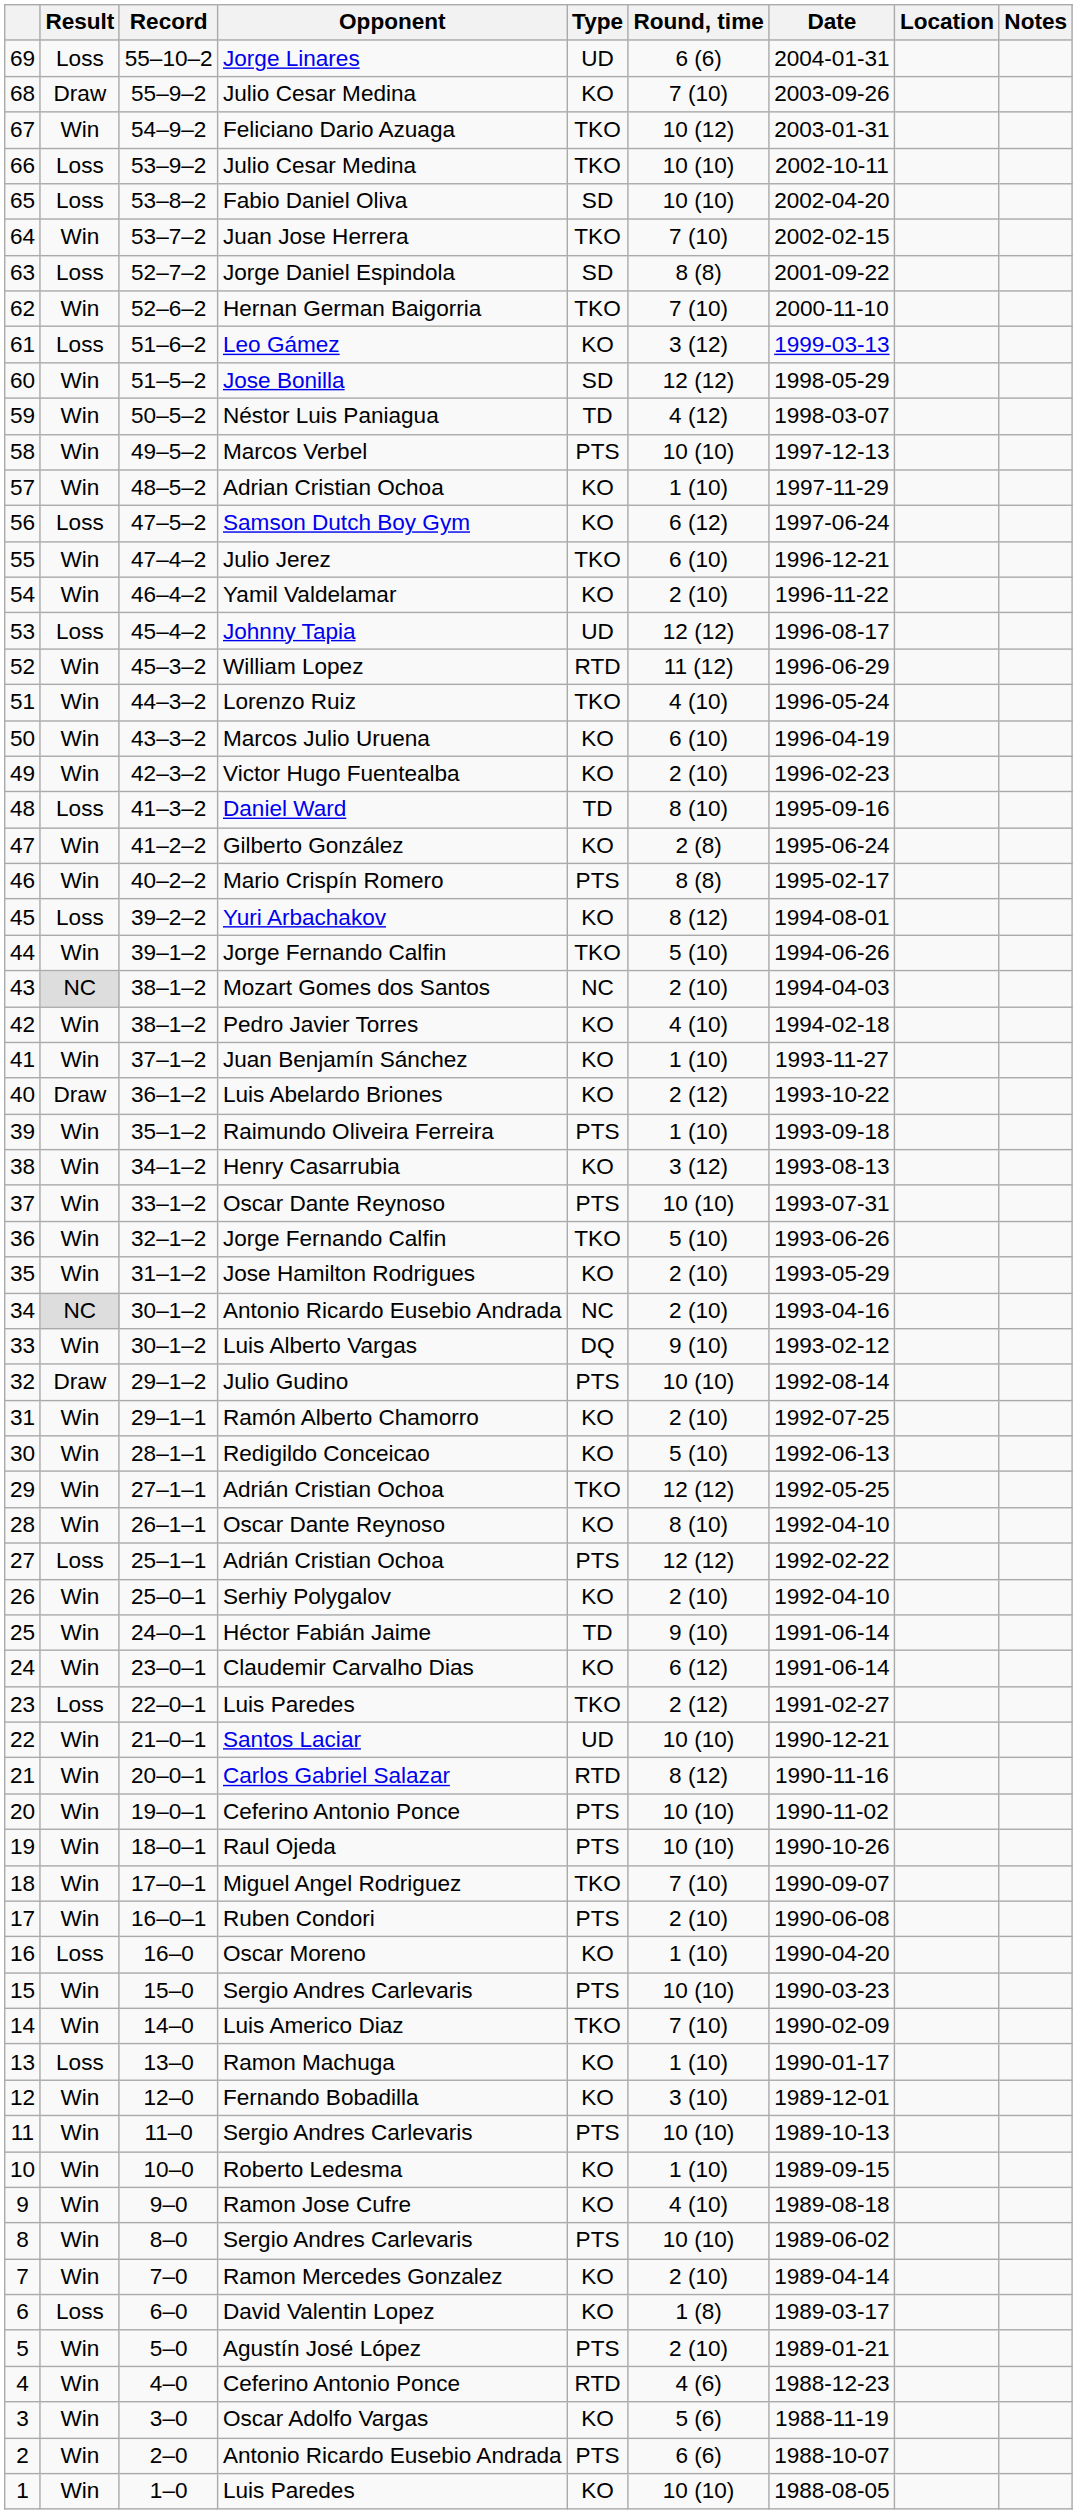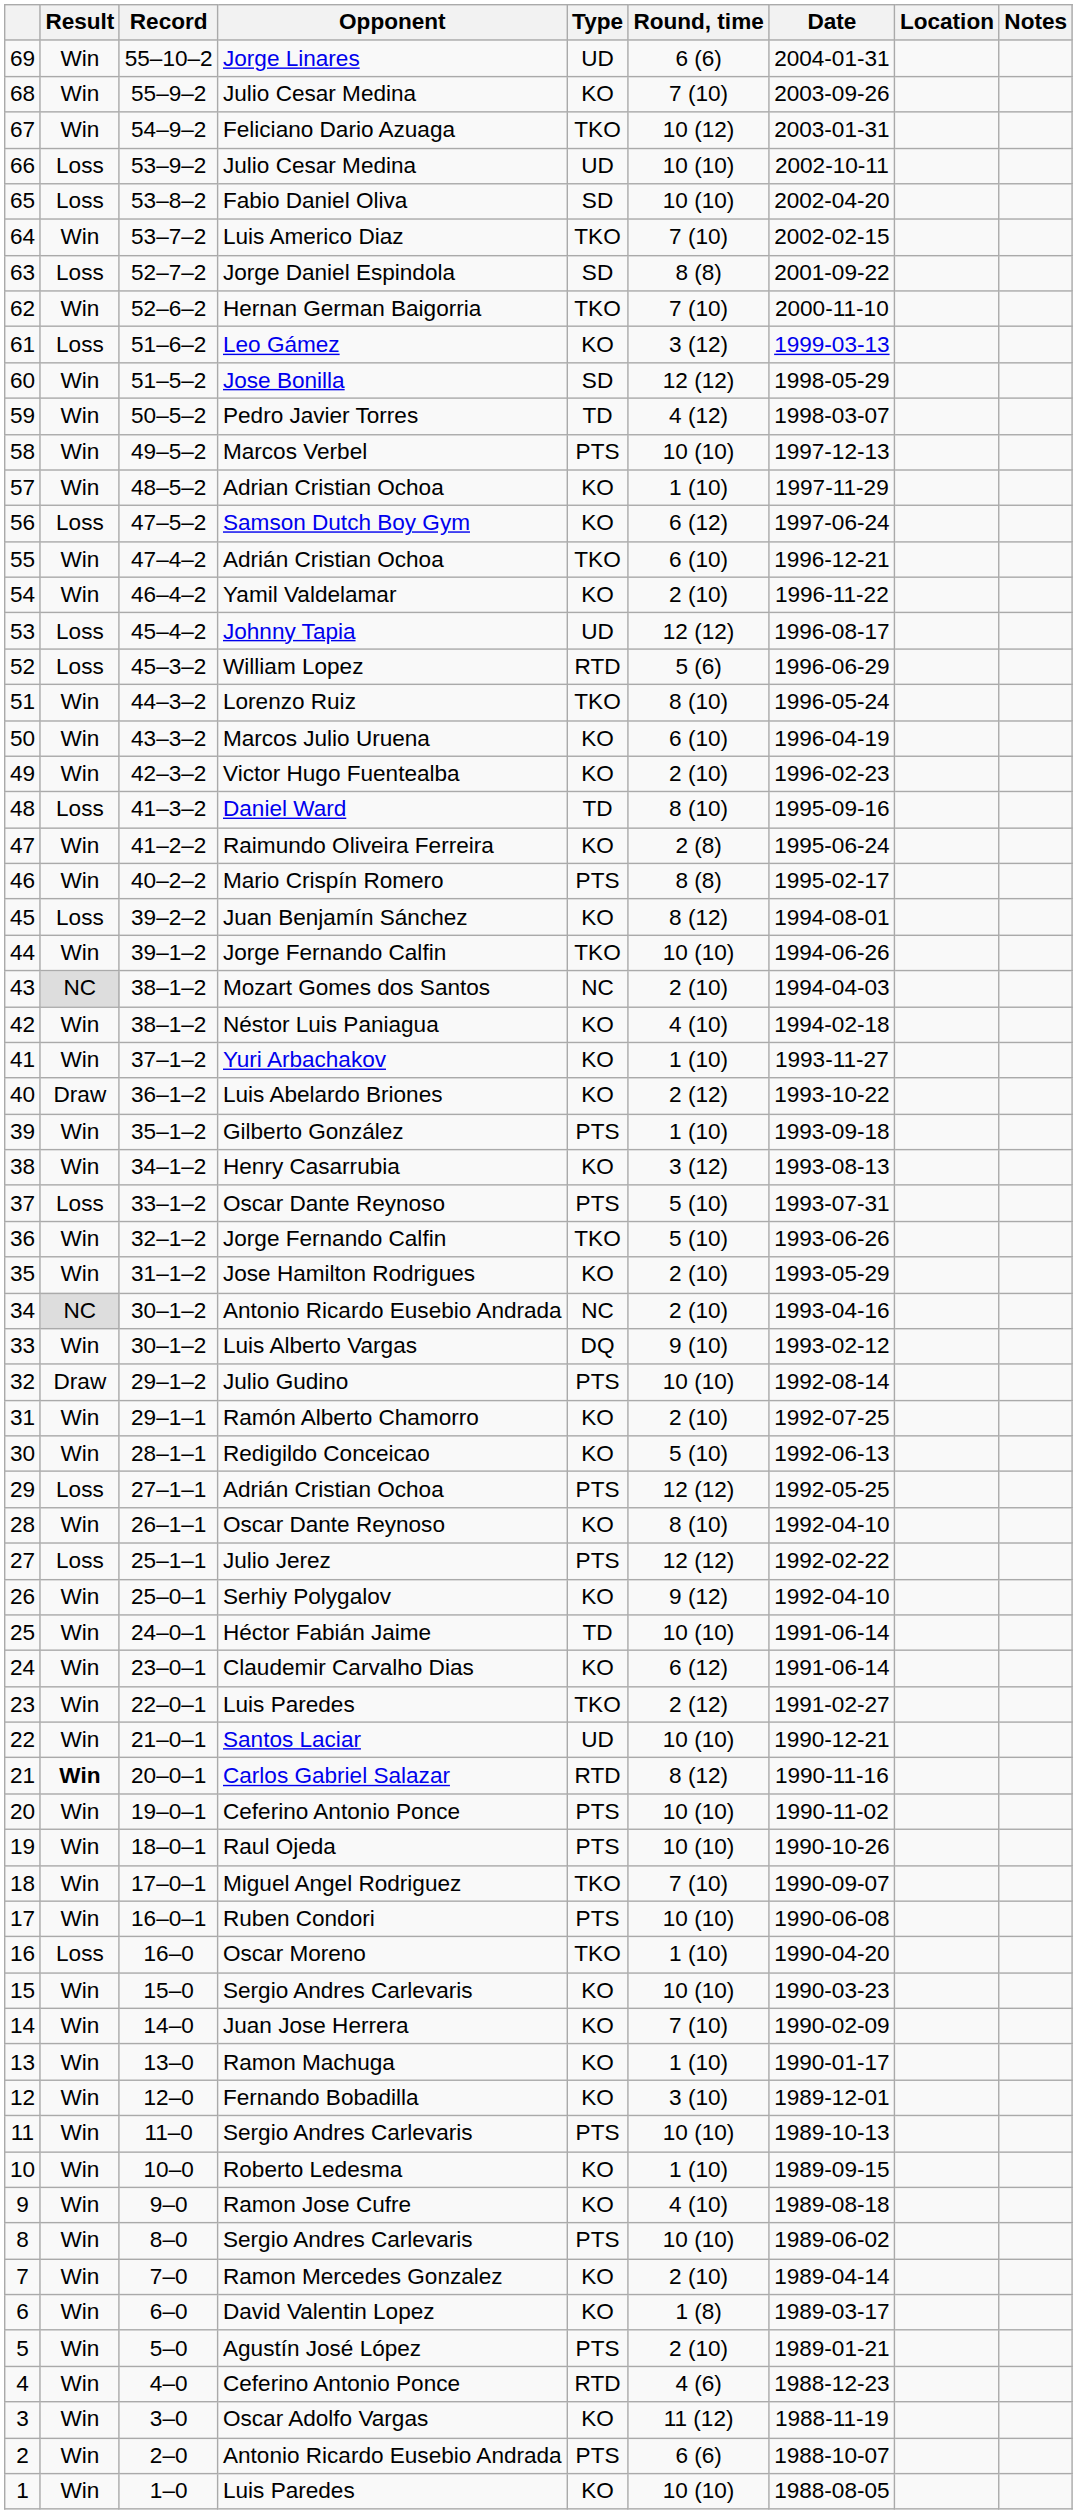(80, 58) Loss -> (80, 58) Win
(80, 93) Draw -> (80, 93) Win
(598, 165) TKO -> (598, 165) UD
(316, 237) Juan Jose Herrera -> (313, 237) Luis Americo Diaz
(331, 415) Néstor Luis Paniagua -> (321, 415) Pedro Javier Torres
(277, 559) Julio Jerez -> (333, 559) Adrián Cristian Ochoa
(80, 666) Win -> (80, 666) Loss
(699, 666) 11 (12) -> (699, 666) 5 (6)
(699, 702) 4 (10) -> (699, 702) 8 (10)
(313, 845) Gilberto González -> (358, 845) Raimundo Oliveira Ferreira
(305, 916) Yuri Arbachakov -> (345, 916) Juan Benjamín Sánchez
(699, 952) 5 (10) -> (699, 952) 10 (10)
(321, 1024) Pedro Javier Torres -> (331, 1024) Néstor Luis Paniagua
(345, 1059) Juan Benjamín Sánchez -> (305, 1059) Yuri Arbachakov
(358, 1131) Raimundo Oliveira Ferreira -> (313, 1131) Gilberto González
(80, 1203) Win -> (80, 1203) Loss
(699, 1203) 10 (10) -> (699, 1203) 5 (10)
(80, 1489) Win -> (80, 1489) Loss
(598, 1489) TKO -> (598, 1489) PTS
(333, 1560) Adrián Cristian Ochoa -> (277, 1560) Julio Jerez
(699, 1596) 2 (10) -> (699, 1596) 9 (12)
(699, 1632) 9 (10) -> (699, 1632) 10 (10)
(80, 1703) Loss -> (80, 1703) Win
(80, 1775) normal -> (80, 1775) bold
(699, 1918) 2 (10) -> (699, 1918) 10 (10)
(598, 1954) KO -> (598, 1954) TKO
(598, 1990) PTS -> (598, 1990) KO
(313, 2025) Luis Americo Diaz -> (316, 2025) Juan Jose Herrera
(598, 2025) TKO -> (598, 2025) KO
(80, 2061) Loss -> (80, 2061) Win
(80, 2312) Loss -> (80, 2312) Win
(699, 2419) 5 (6) -> (699, 2419) 11 (12)
